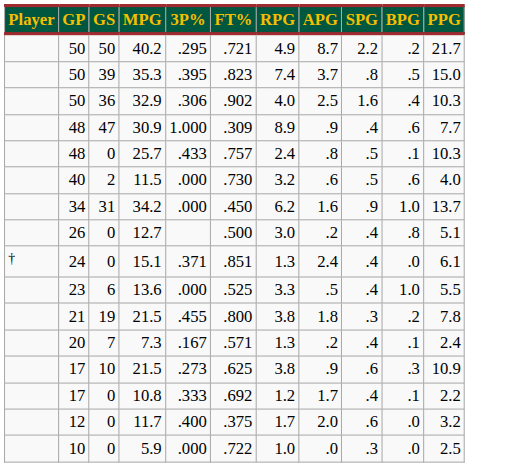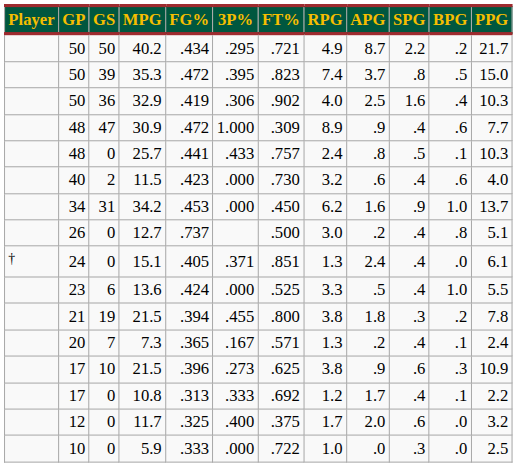+ column: (189, 19)
(372, 180) .5 -> (419, 180) .4
